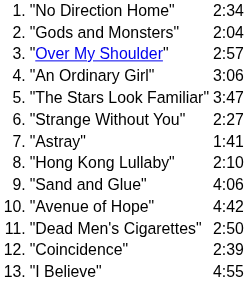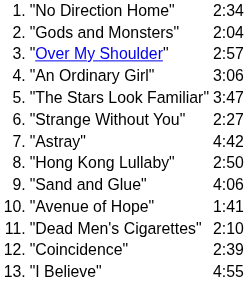(228, 141) 1:41 -> (228, 141) 4:42
(228, 163) 2:10 -> (228, 163) 2:50
(228, 206) 4:42 -> (228, 206) 1:41
(228, 228) 2:50 -> (228, 228) 2:10
